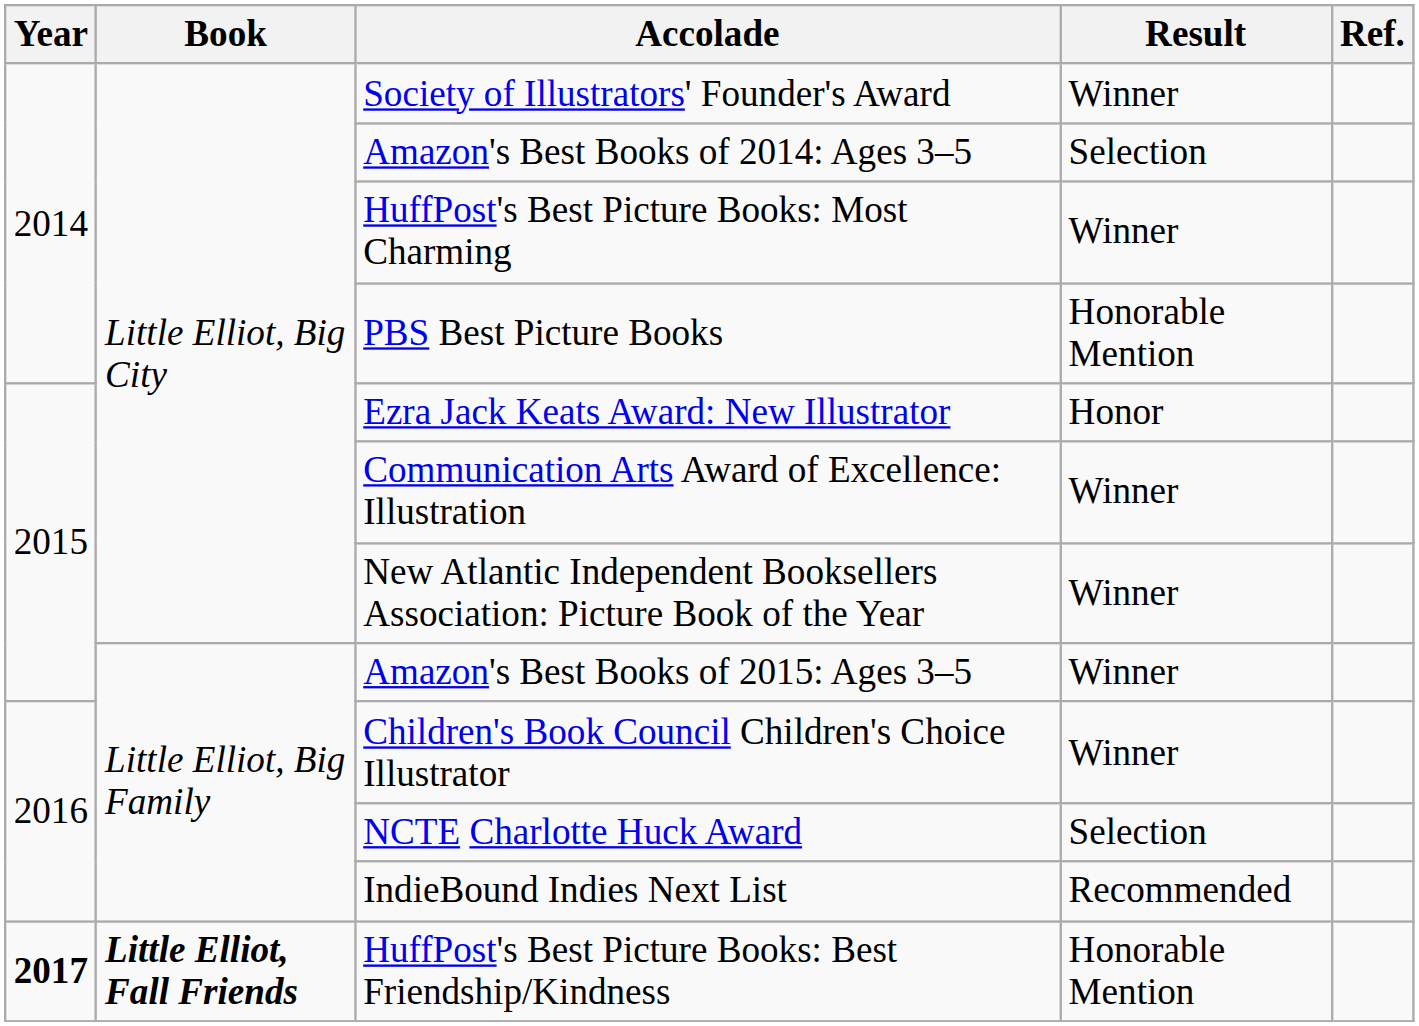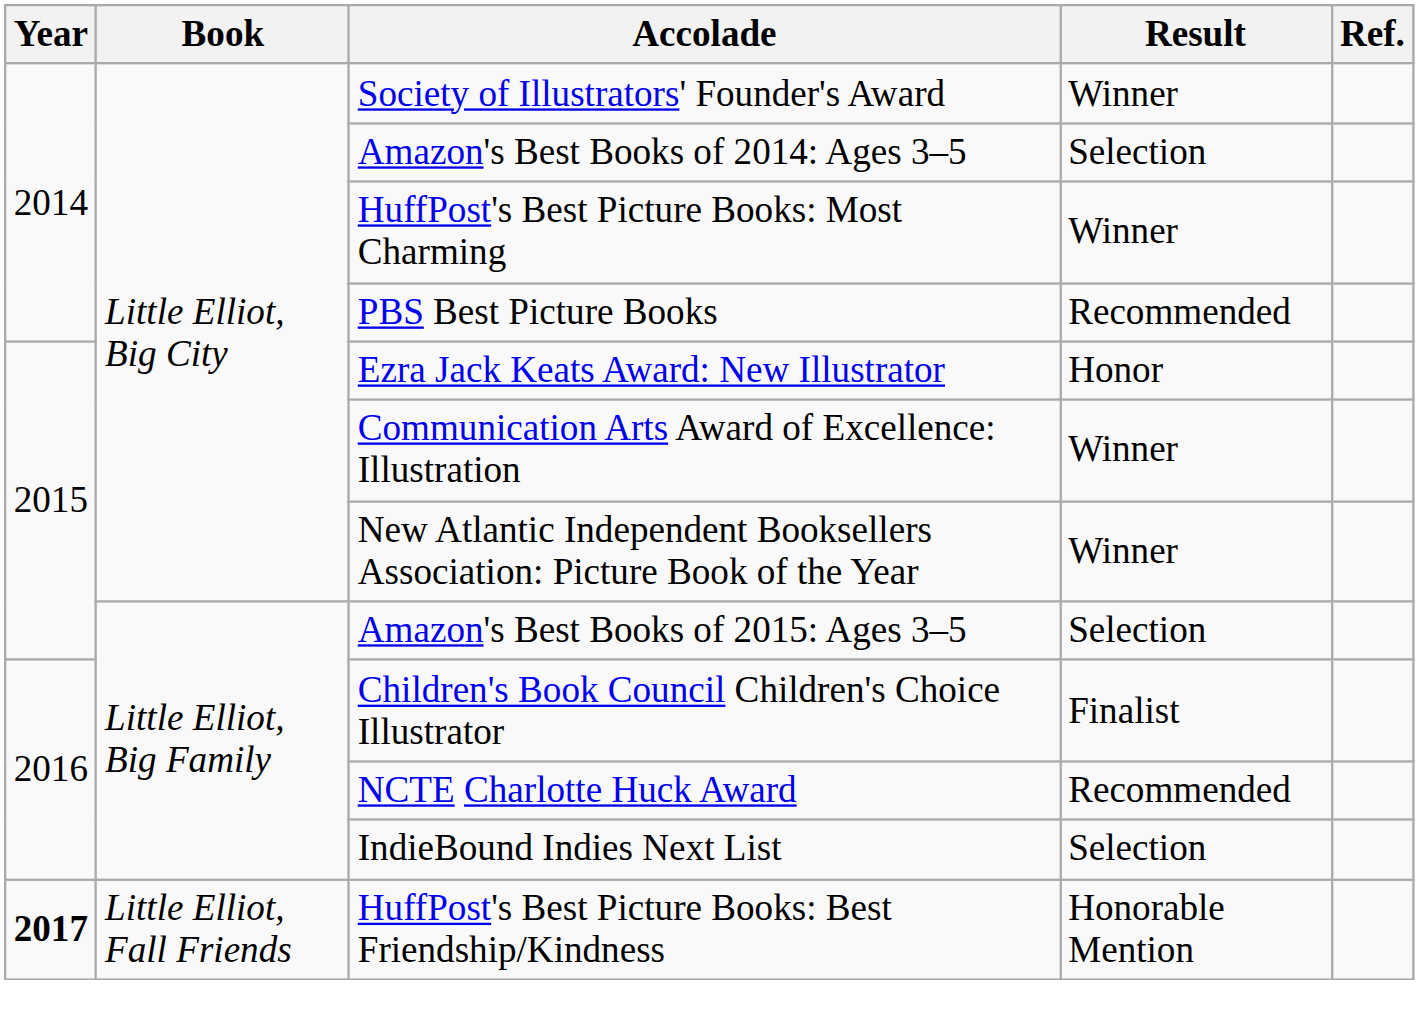(1147, 332) Honorable Mention -> (1179, 311) Recommended
(1124, 671) Winner -> (1137, 630) Selection
(1124, 751) Winner -> (1124, 709) Finalist
(1138, 831) Selection -> (1179, 789) Recommended
(1180, 890) Recommended -> (1137, 848) Selection
(202, 970) bold -> (198, 928) normal
